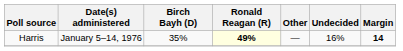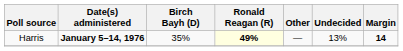(101, 38) normal -> (102, 38) bold
(335, 38) 16% -> (338, 38) 13%
